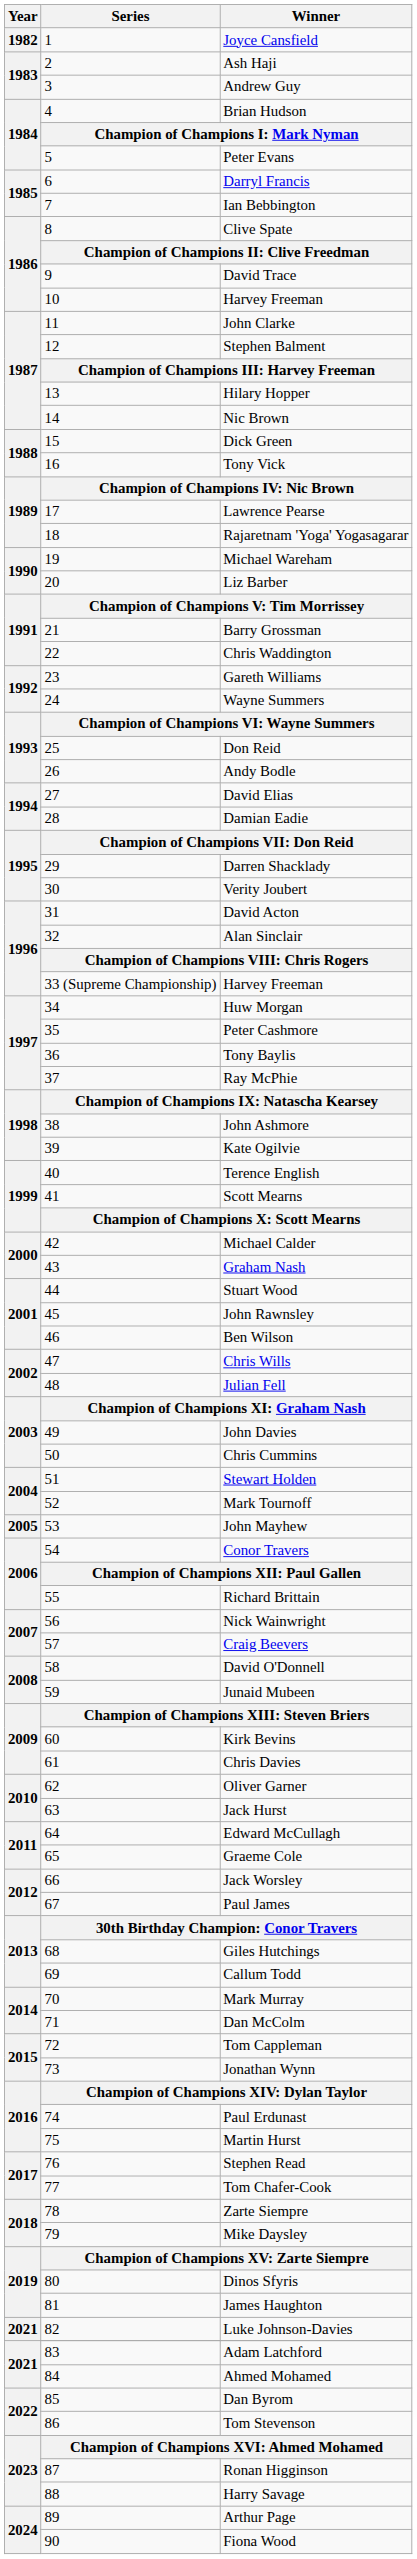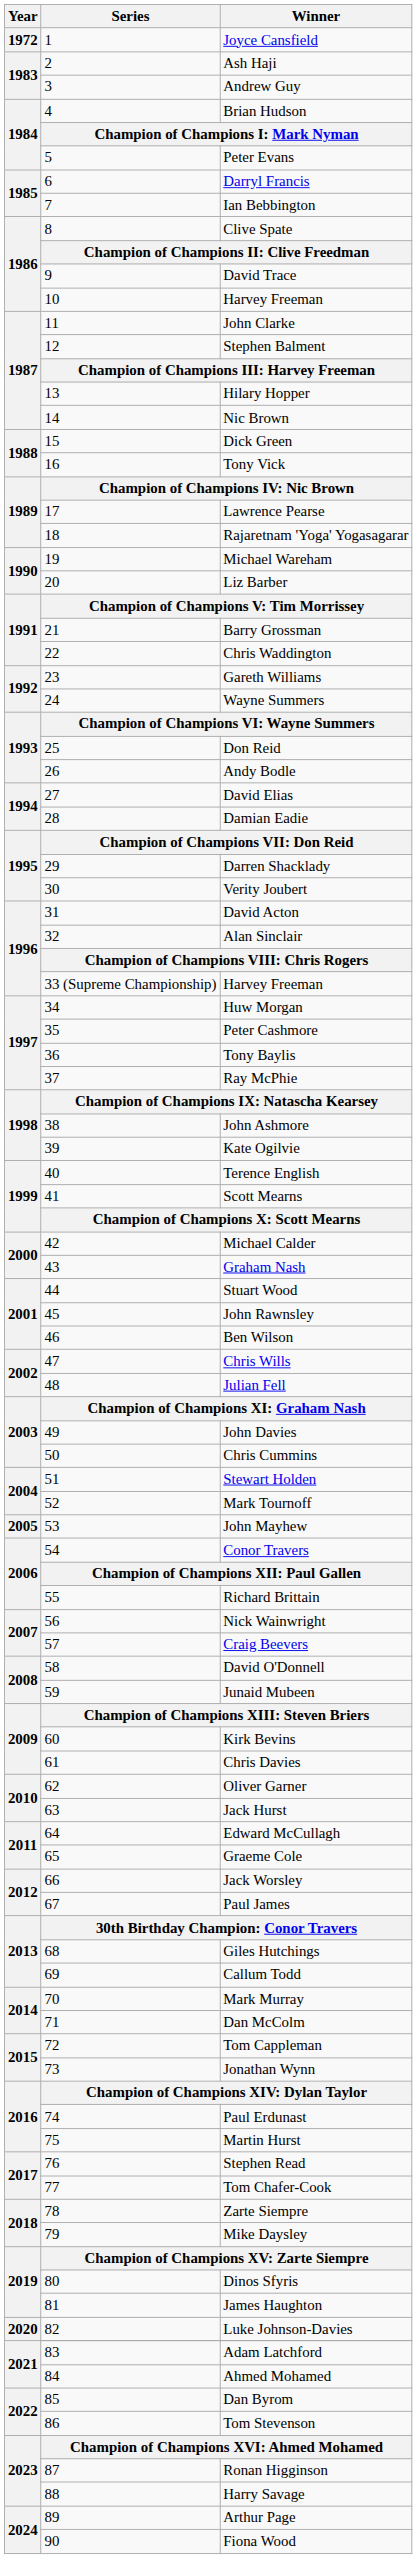(23, 39) 1982 -> (23, 39) 1972
(23, 2328) 2021 -> (23, 2328) 2020
